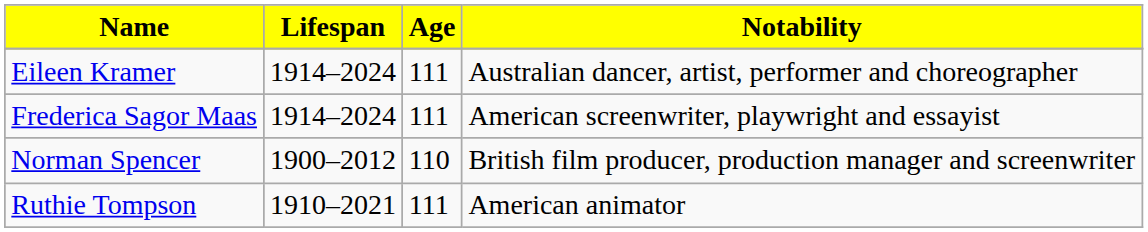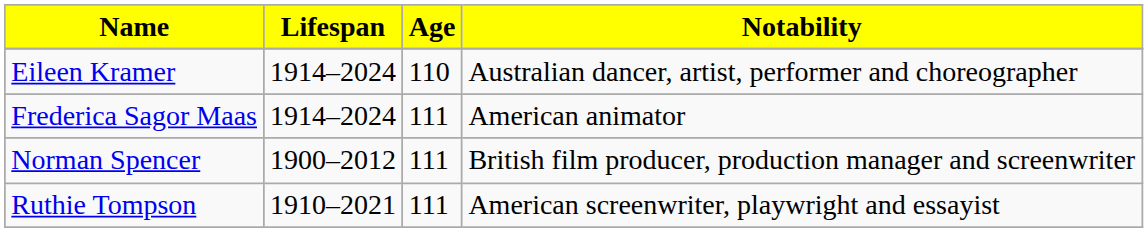(429, 71) 111 -> (429, 71) 110
(734, 115) American screenwriter, playwright and essayist -> (577, 115) American animator
(429, 159) 110 -> (429, 159) 111
(577, 204) American animator -> (734, 204) American screenwriter, playwright and essayist
